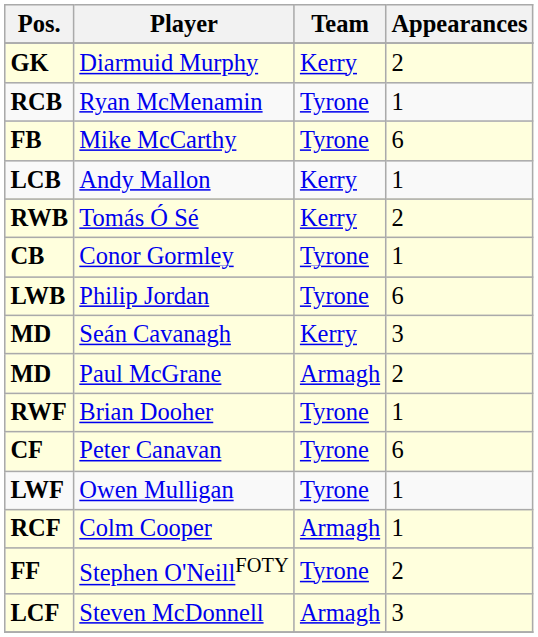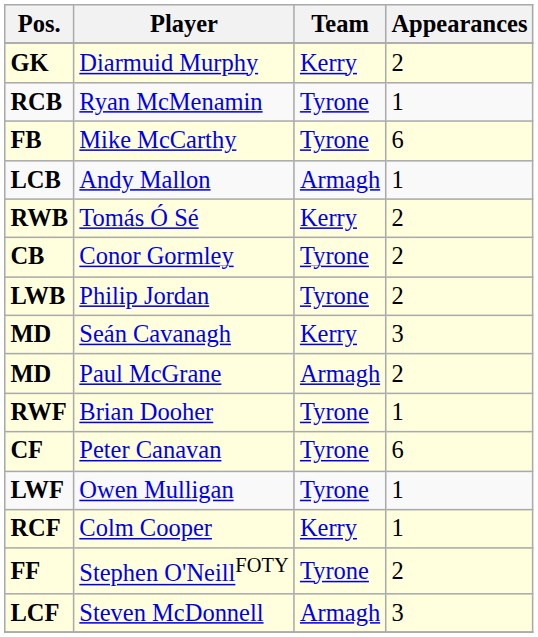(328, 179) Kerry -> (340, 179) Armagh
(398, 256) 1 -> (398, 256) 2
(398, 295) 6 -> (398, 295) 2
(340, 528) Armagh -> (328, 528) Kerry
